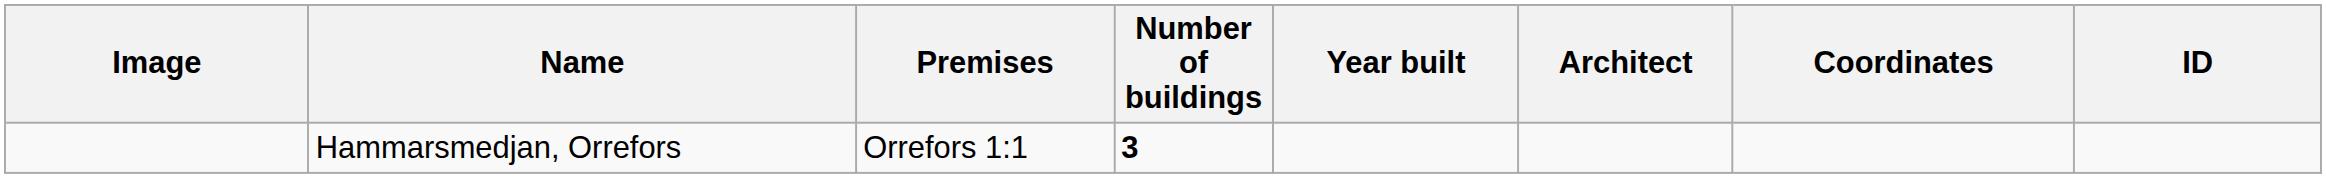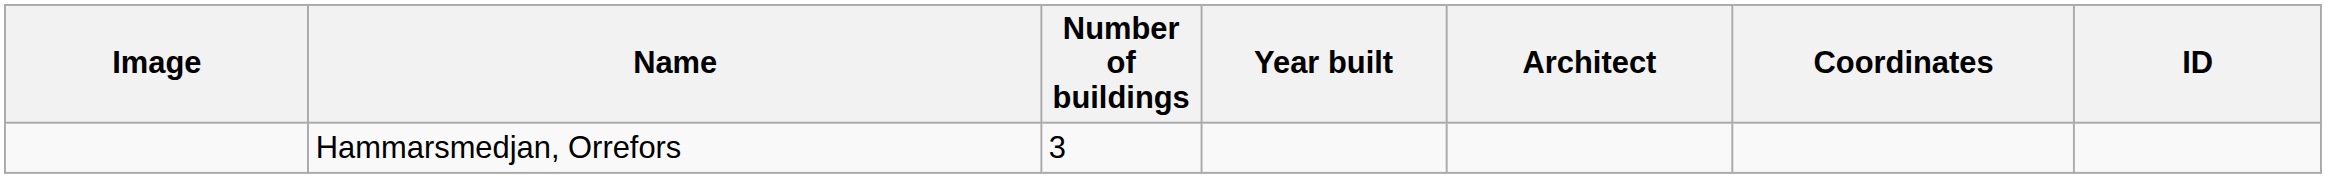- column: (985, 63)
(1130, 147) bold -> (1057, 147) normal
